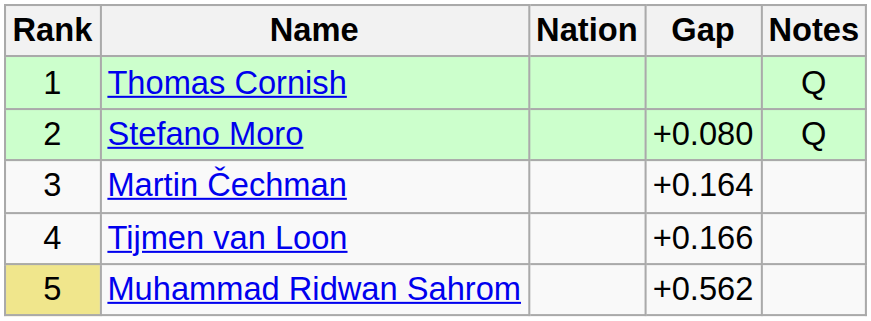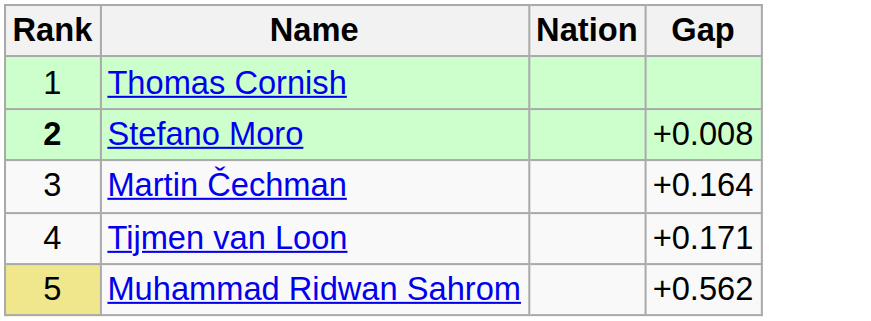- column: (814, 30)
(52, 133) normal -> (52, 133) bold
(703, 133) +0.080 -> (703, 133) +0.008
(703, 237) +0.166 -> (703, 237) +0.171
